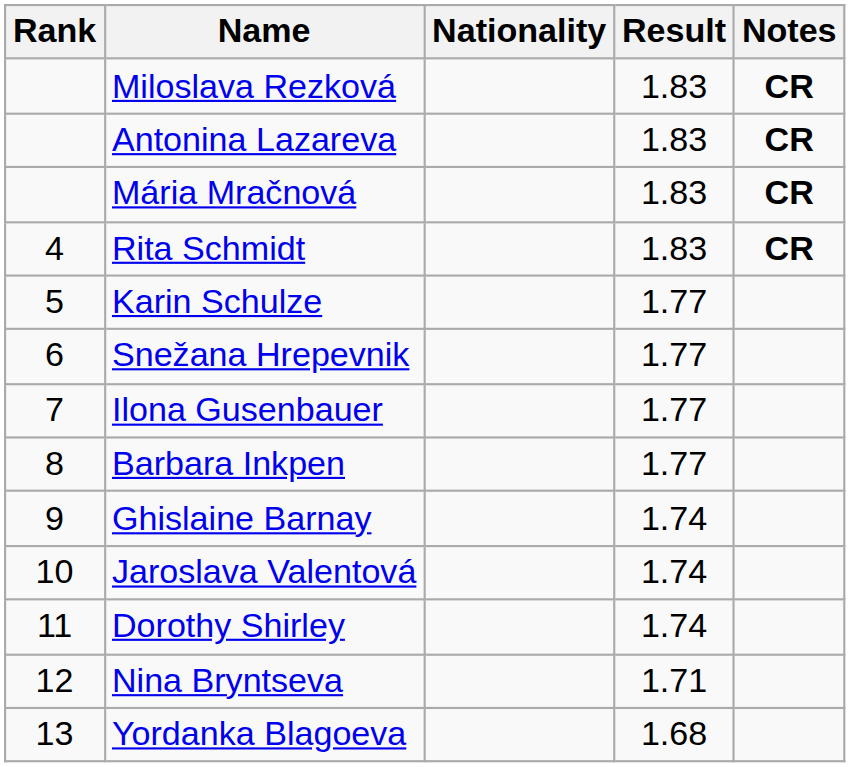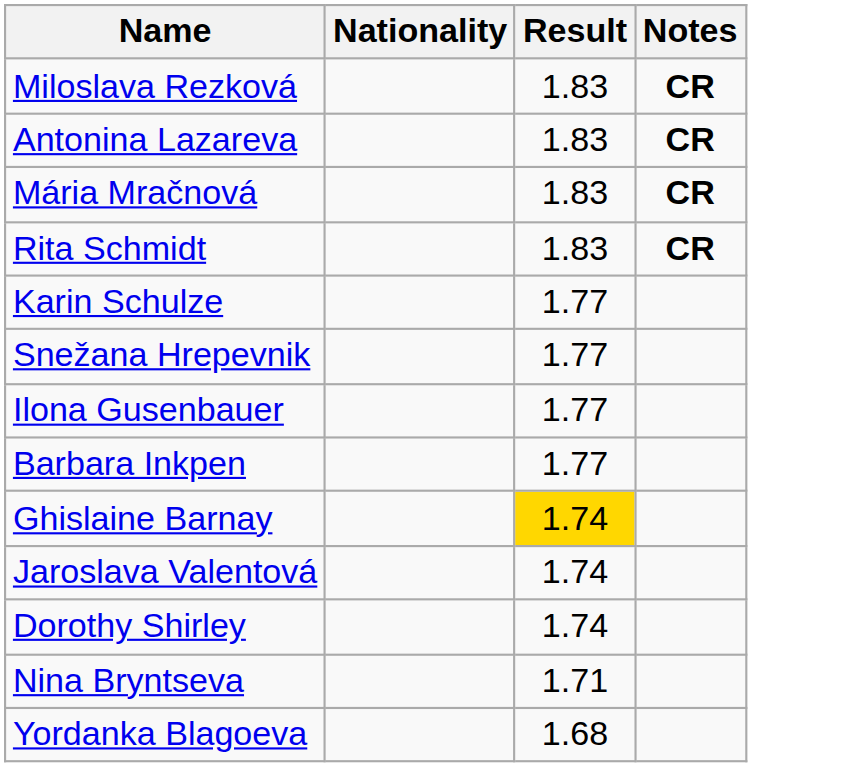- column: (55, 31)
(674, 517) no background -> (575, 517) gold background
